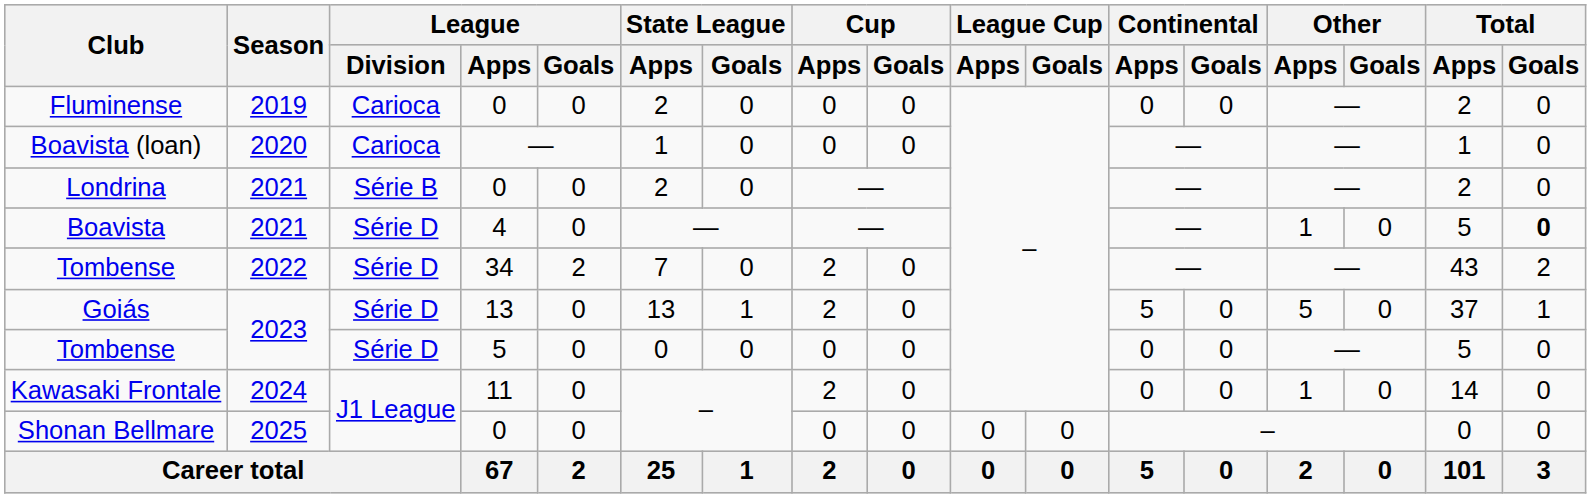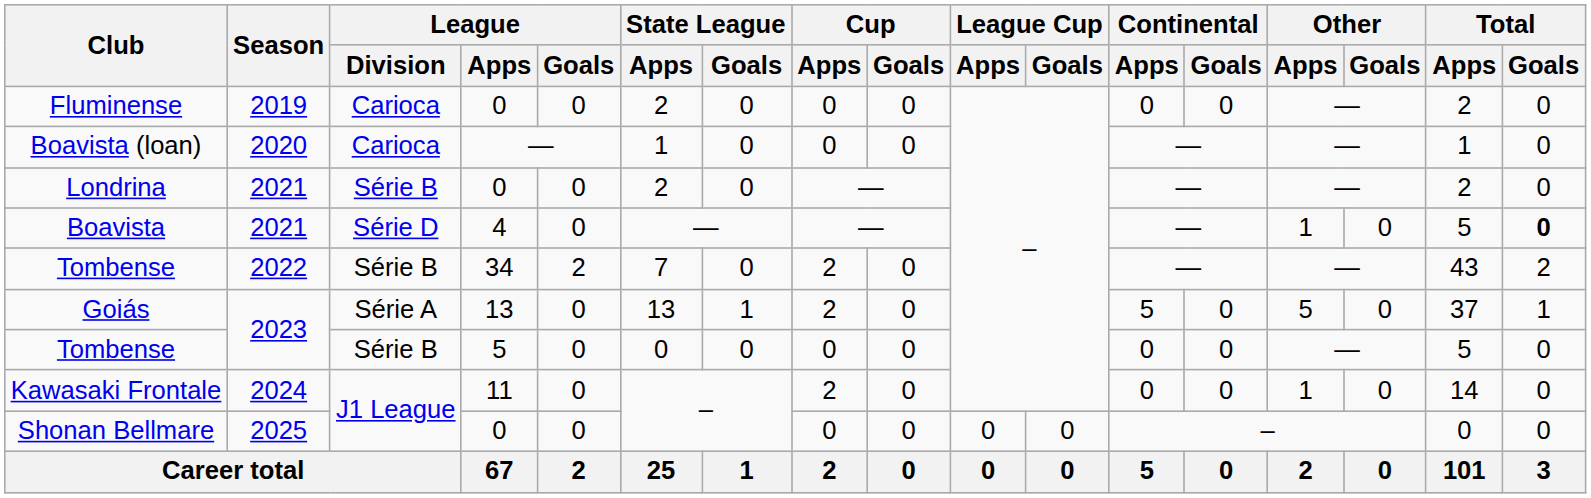(396, 268) Série D -> (396, 268) Série B
(396, 308) Série D -> (396, 308) Série A
(396, 349) Série D -> (396, 349) Série B
